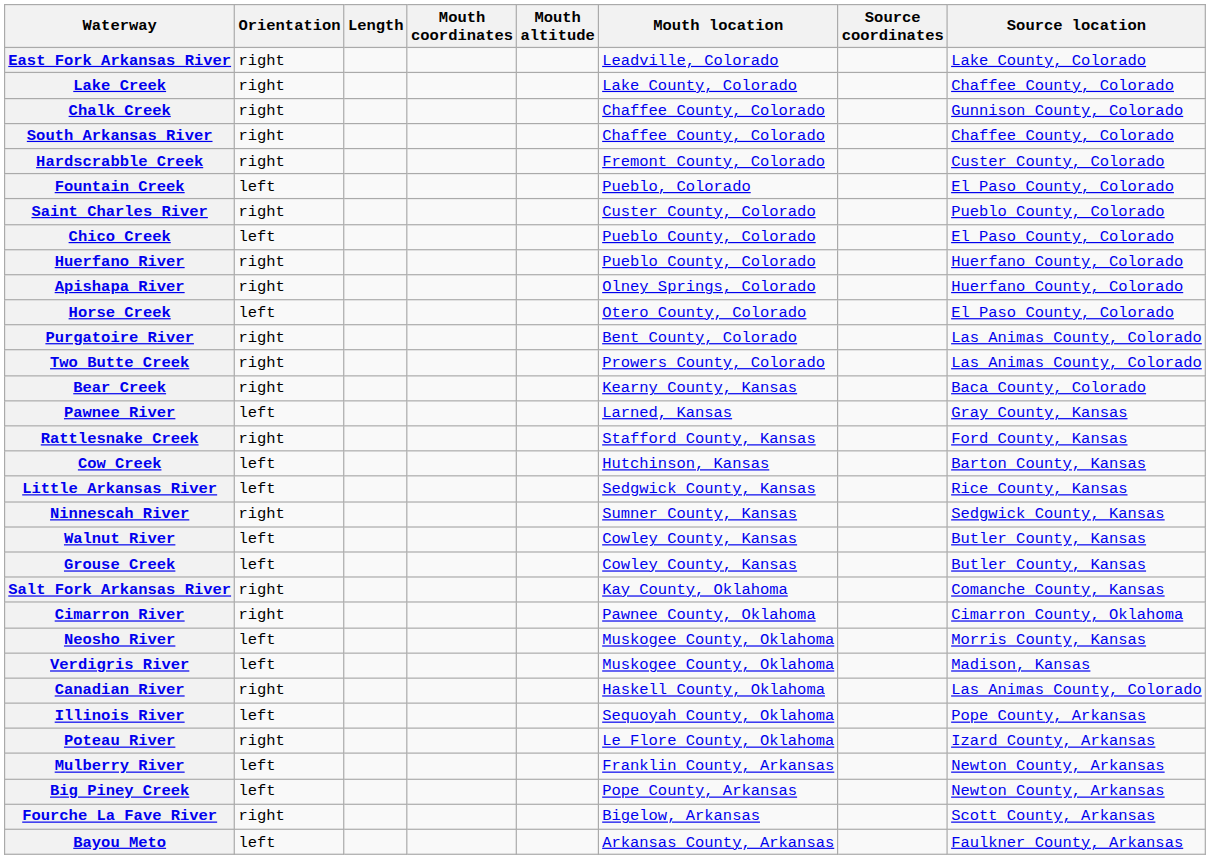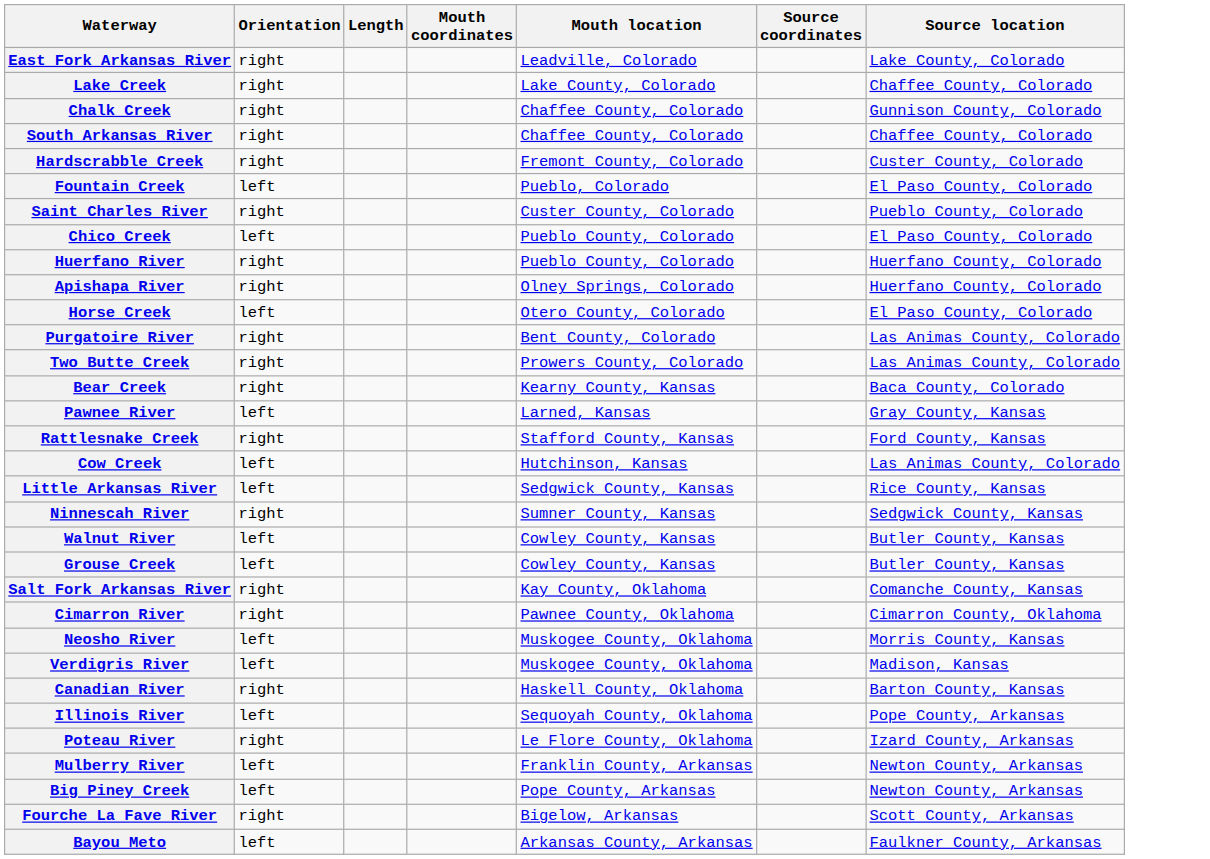- column: (558, 26)
(1049, 464) Barton County, Kansas -> (995, 464) Las Animas County, Colorado
(1076, 691) Las Animas County, Colorado -> (967, 691) Barton County, Kansas
